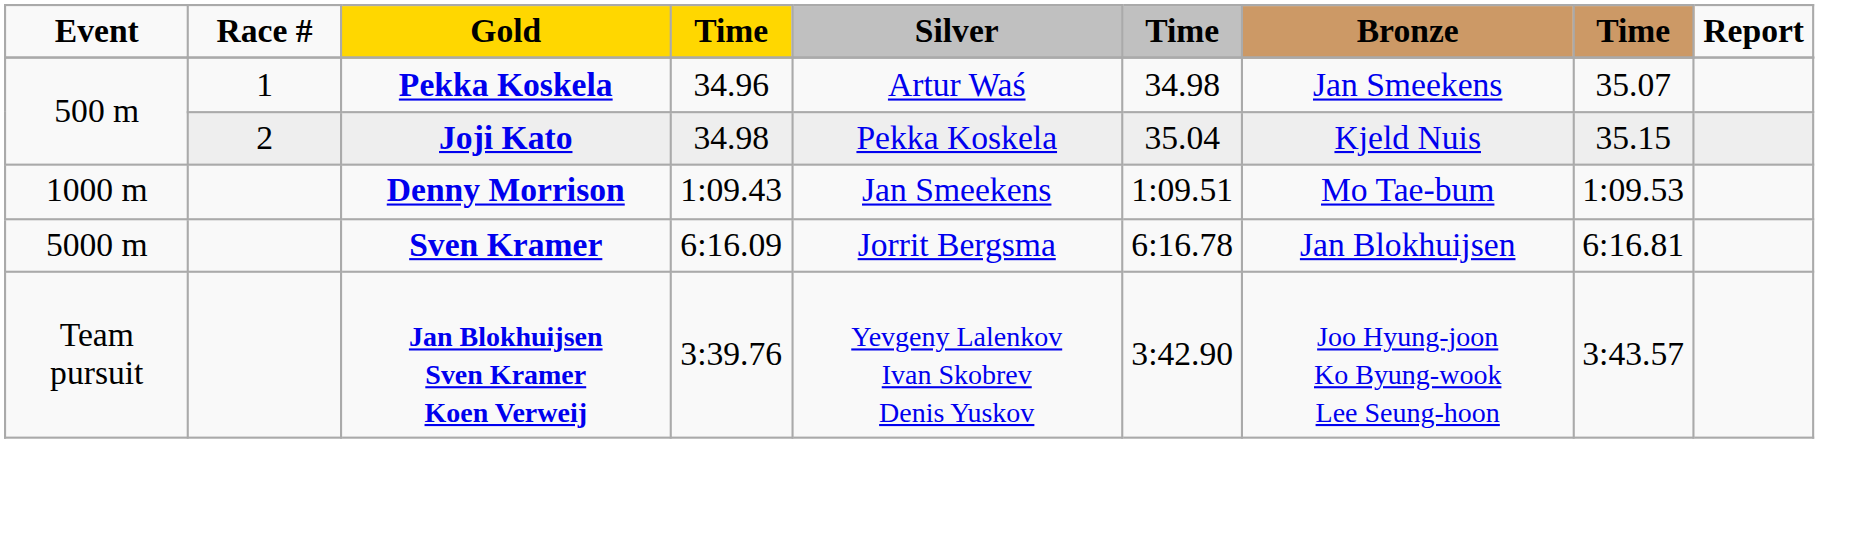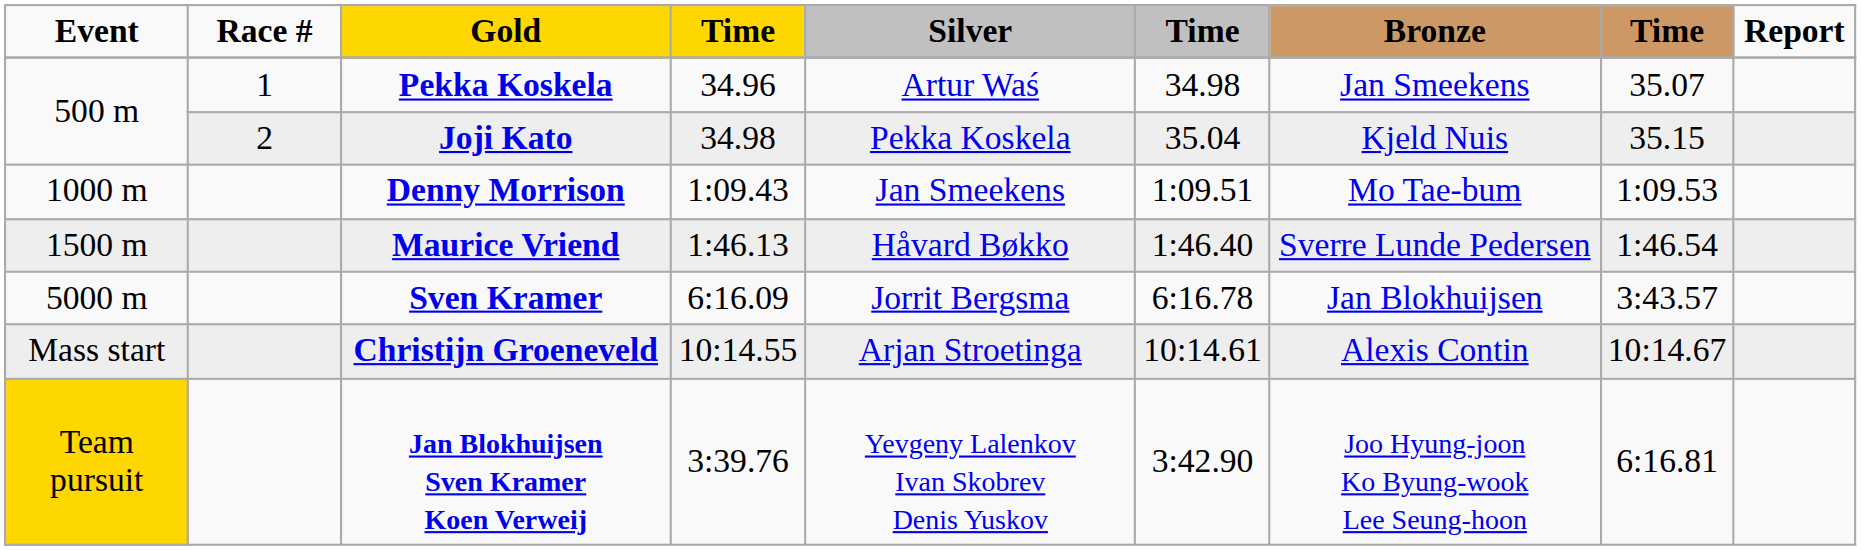+ row: (506, 244)
(1633, 244) 6:16.81 -> (1667, 297) 3:43.57
+ row: (506, 350)
(97, 354) no background -> (97, 460) gold background
(1633, 354) 3:43.57 -> (1667, 460) 6:16.81
